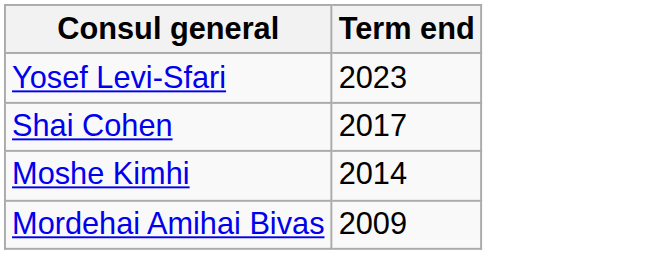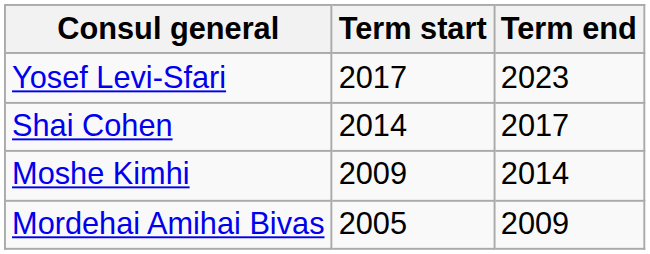+ column: (413, 28)
